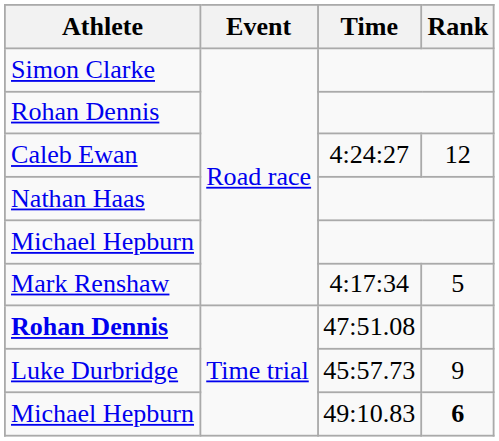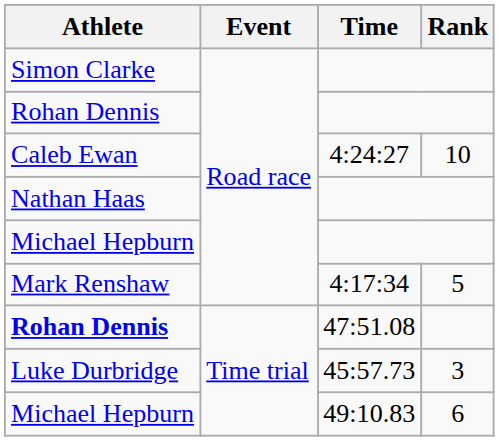(458, 155) 12 -> (458, 155) 10
(458, 370) 9 -> (458, 370) 3
(458, 413) bold -> (458, 413) normal
